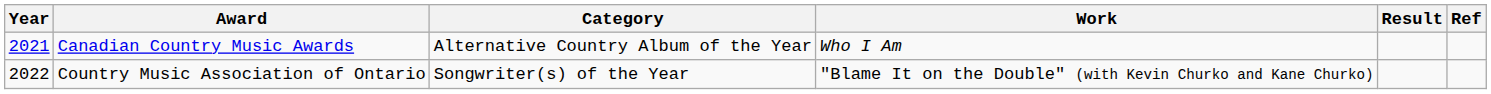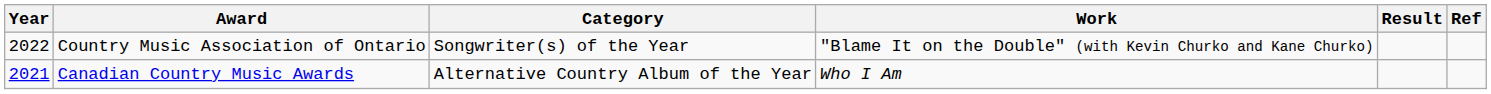rows swapped: (206, 46) <-> (242, 74)
